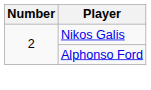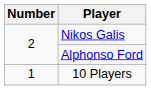+ row: (102, 74)
